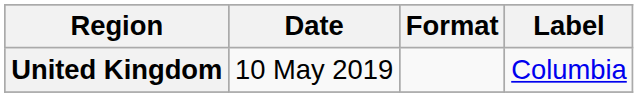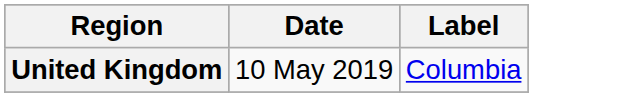- column: (452, 26)
